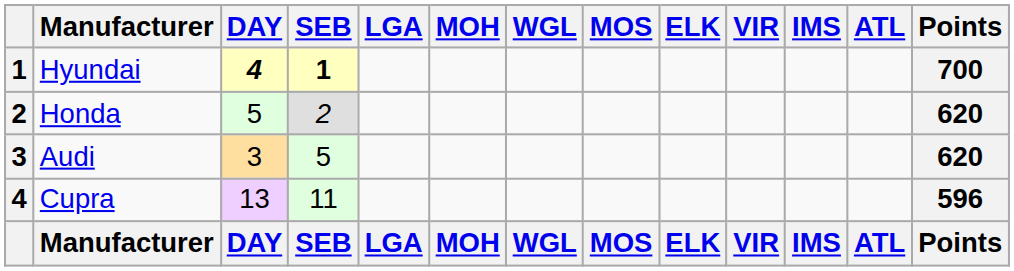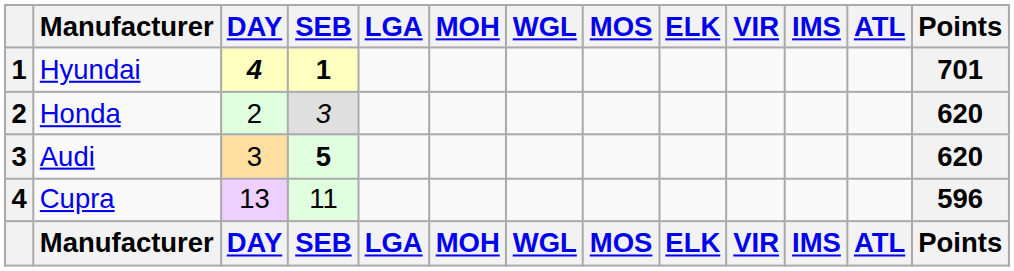(960, 70) 700 -> (960, 70) 701
(254, 113) 5 -> (254, 113) 2
(323, 113) 2 -> (323, 113) 3
(323, 156) normal -> (323, 156) bold
